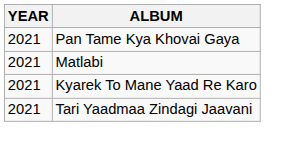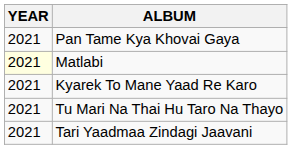(24, 62) no background -> (24, 62) lightyellow background
+ row: (169, 109)
